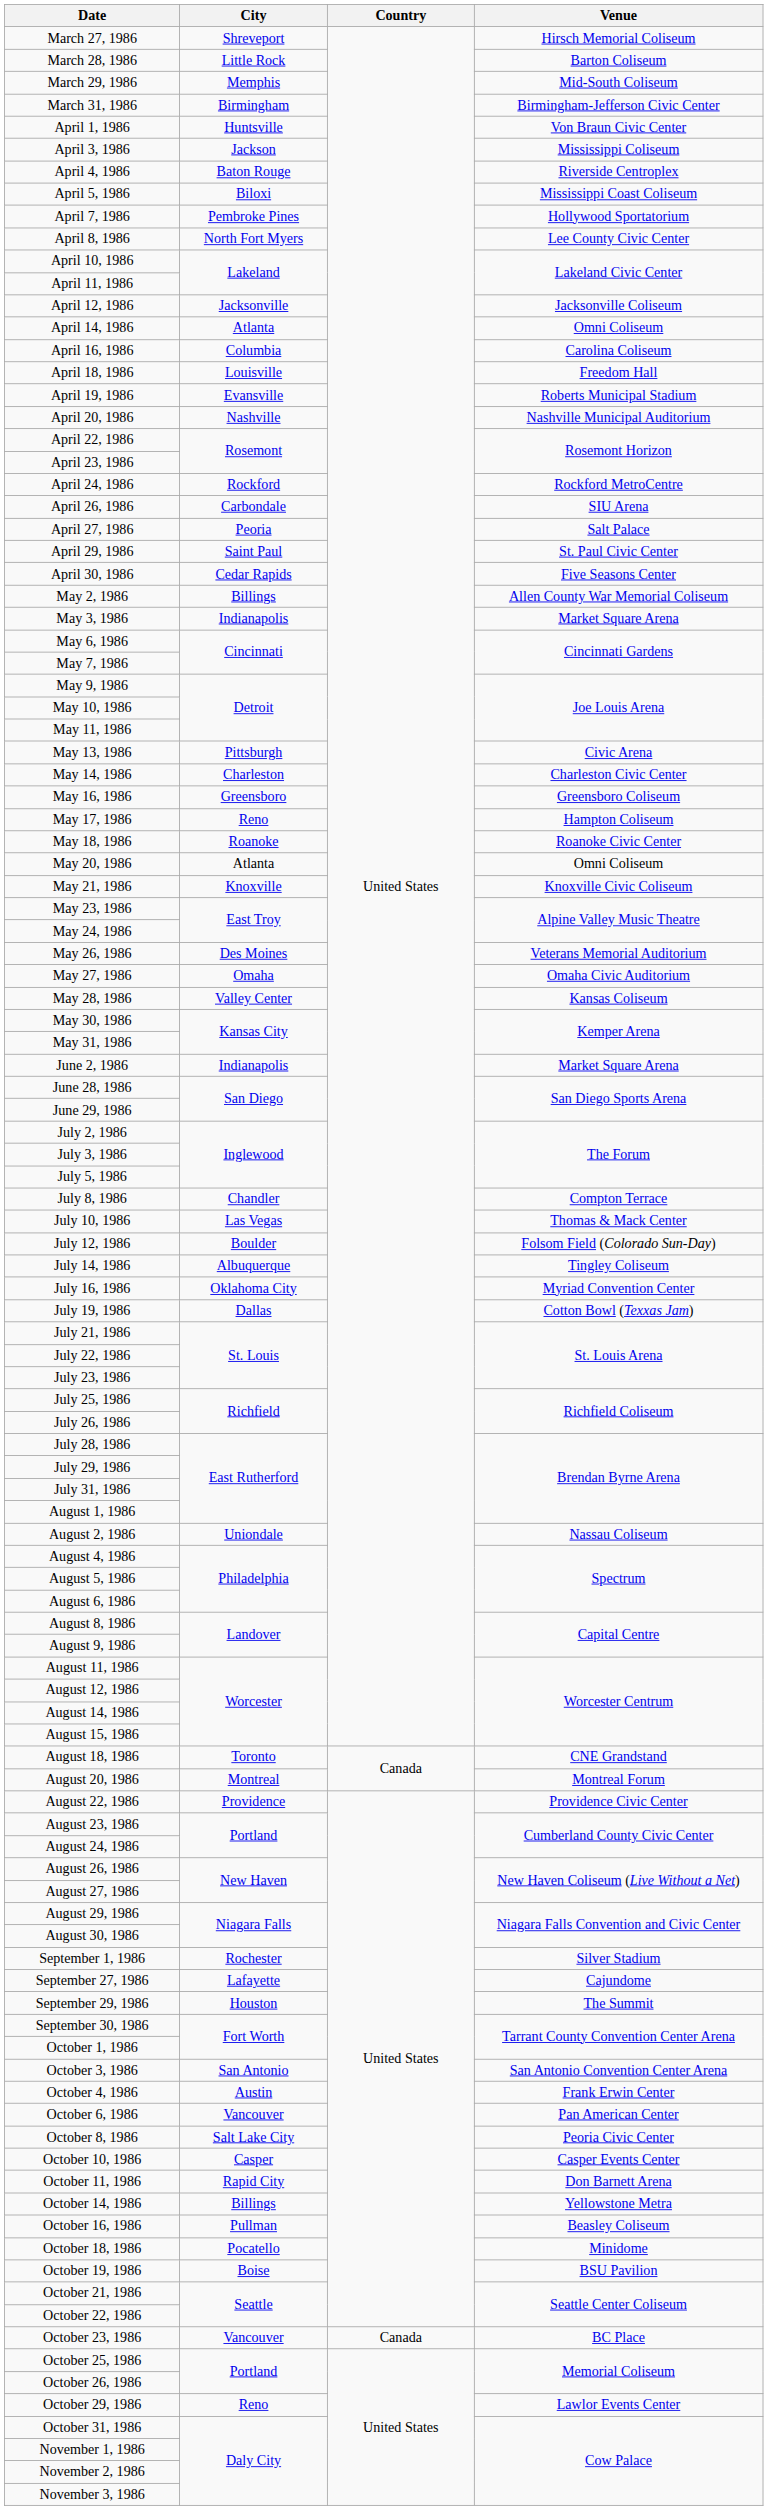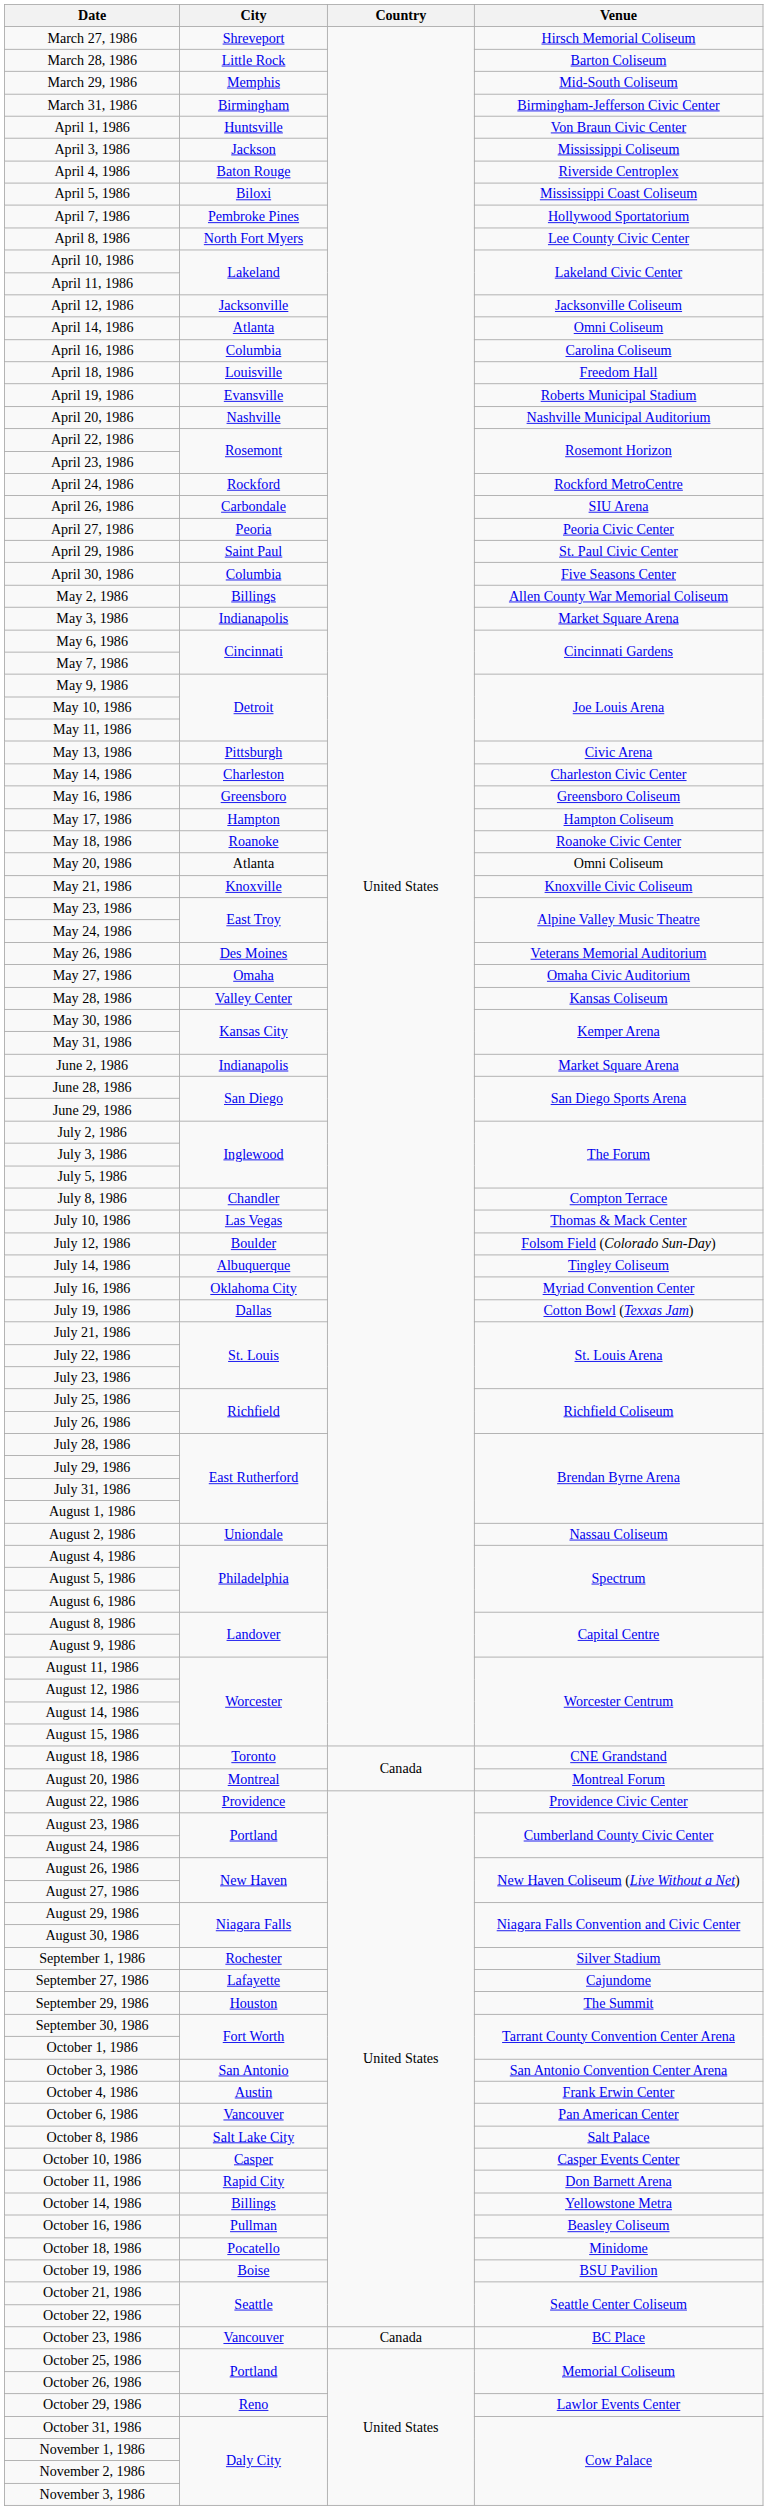(619, 529) Salt Palace -> (619, 529) Peoria Civic Center
(254, 573) Cedar Rapids -> (254, 573) Columbia
(254, 819) Reno -> (254, 819) Hampton
(619, 2137) Peoria Civic Center -> (619, 2137) Salt Palace
